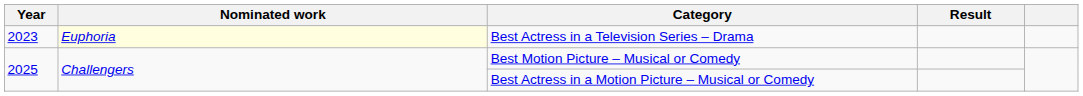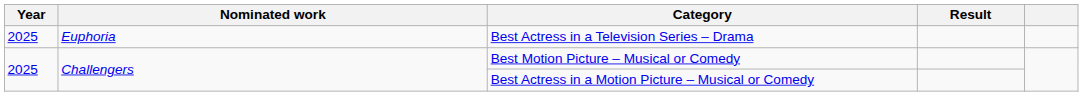(23, 36) 2023 -> (23, 36) 2025
(88, 36) lightyellow background -> (88, 36) no background
